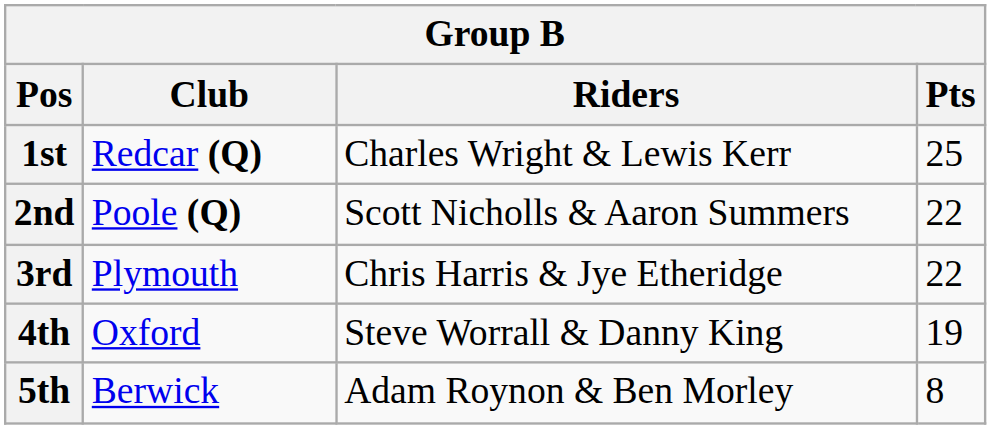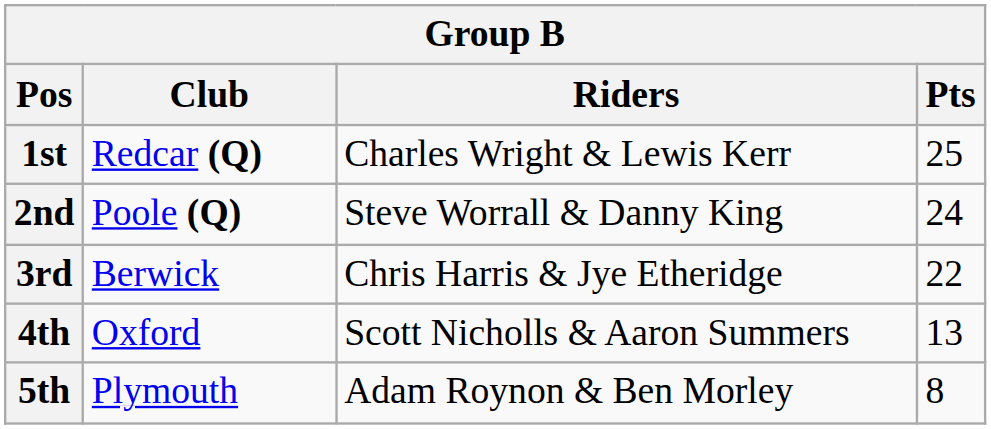(597, 213) Scott Nicholls & Aaron Summers -> (564, 213) Steve Worrall & Danny King
(944, 213) 22 -> (944, 213) 24
(165, 272) Plymouth -> (155, 272) Berwick
(564, 332) Steve Worrall & Danny King -> (597, 332) Scott Nicholls & Aaron Summers
(944, 332) 19 -> (944, 332) 13
(155, 392) Berwick -> (165, 392) Plymouth
